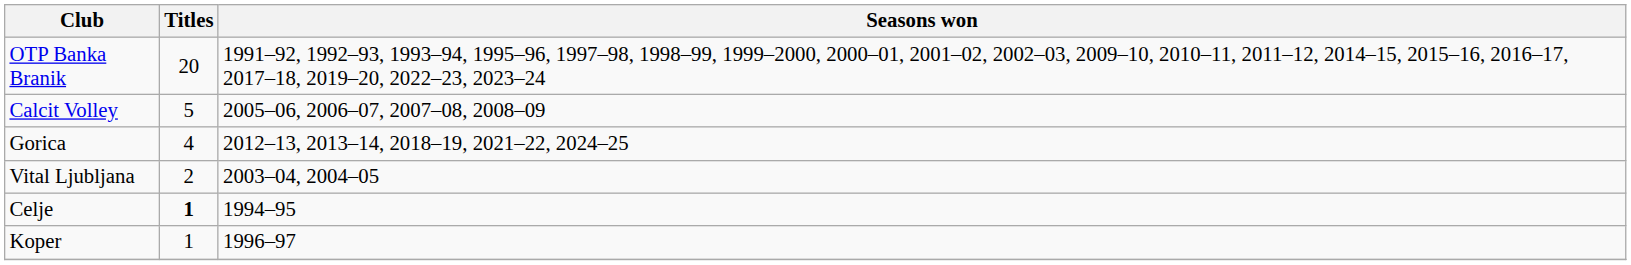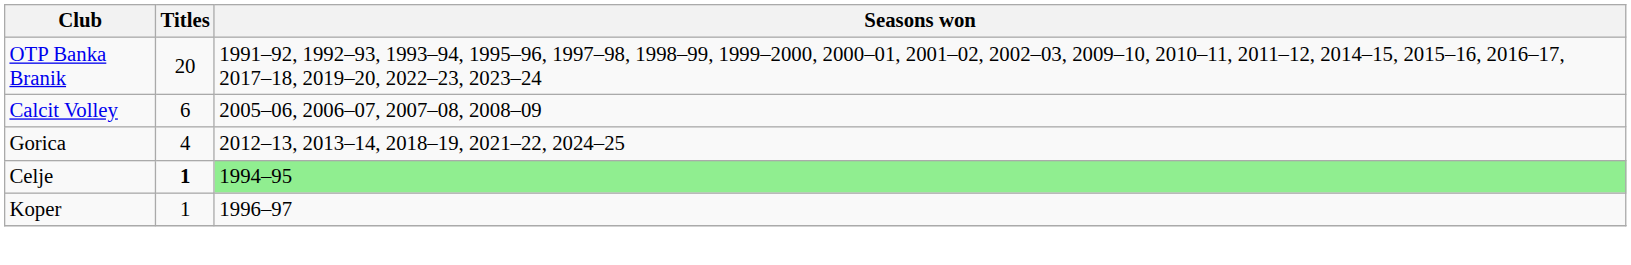(189, 110) 5 -> (185, 110) 6
- row: (72, 176)
(259, 209) no background -> (256, 176) lightgreen background
